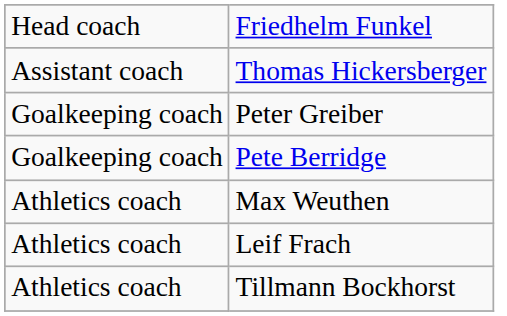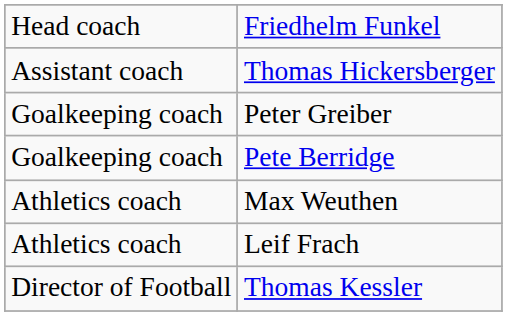- row: (346, 288)
+ row: (333, 288)
